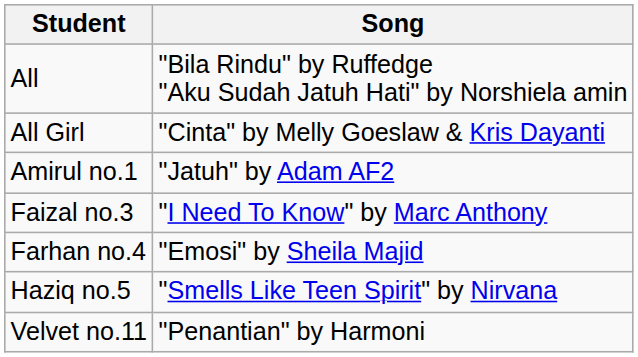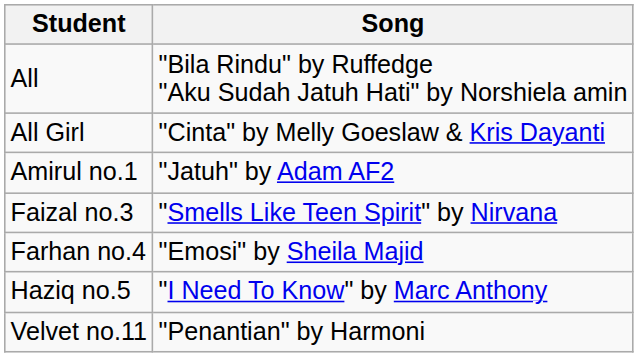(353, 212) "I Need To Know" by Marc Anthony -> (358, 212) "Smells Like Teen Spirit" by Nirvana
(358, 291) "Smells Like Teen Spirit" by Nirvana -> (353, 291) "I Need To Know" by Marc Anthony
